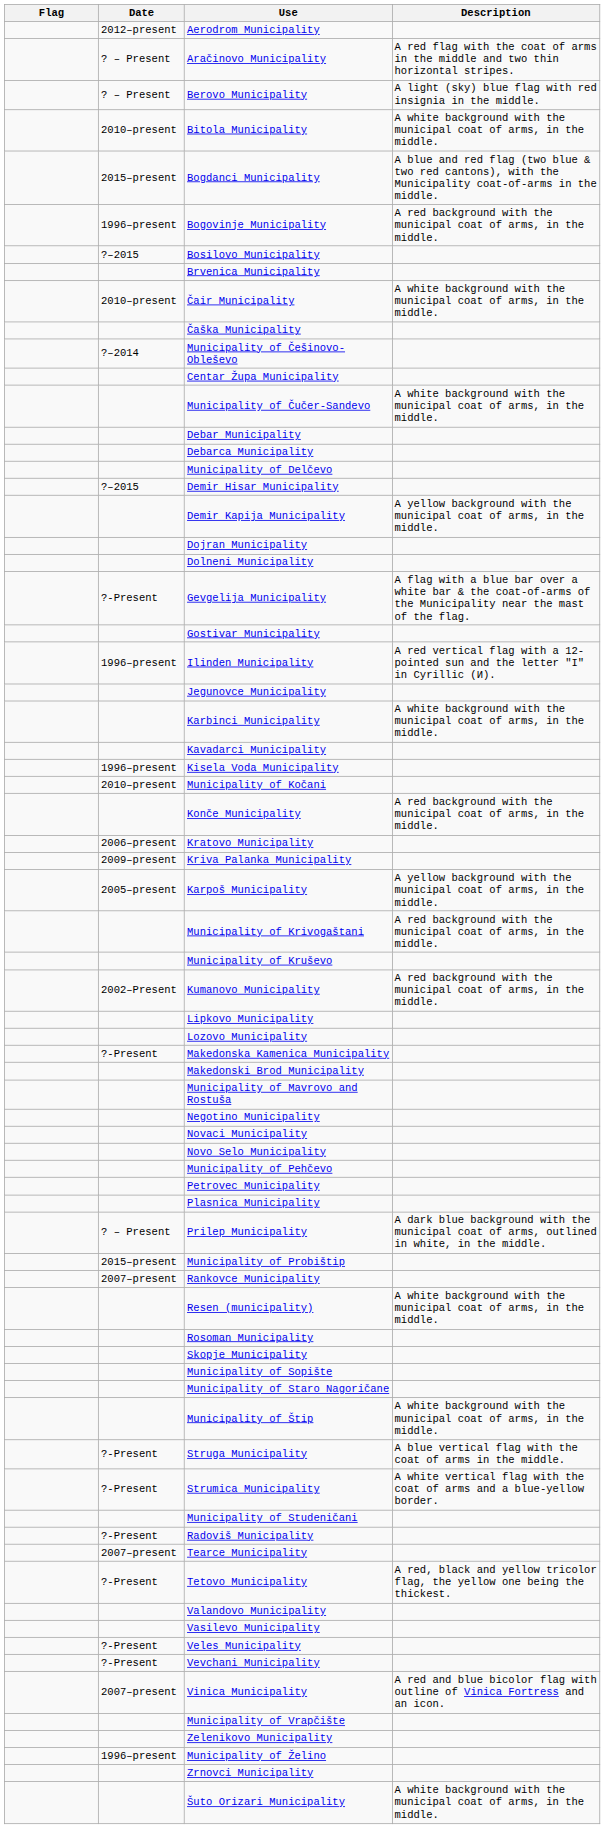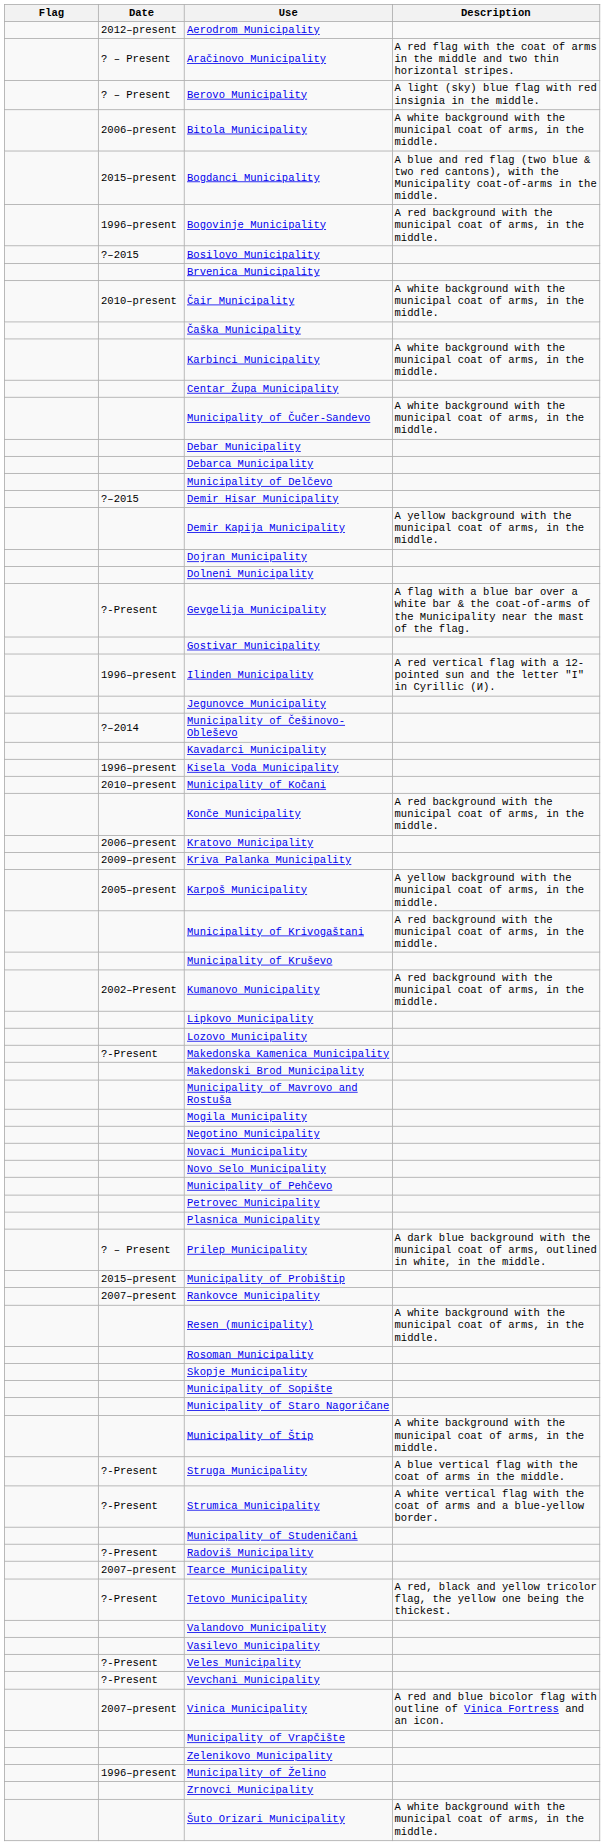(139, 130) 2010–present -> (139, 130) 2006–present
rows swapped: (266, 354) <-> (253, 721)
+ row: (247, 1118)
